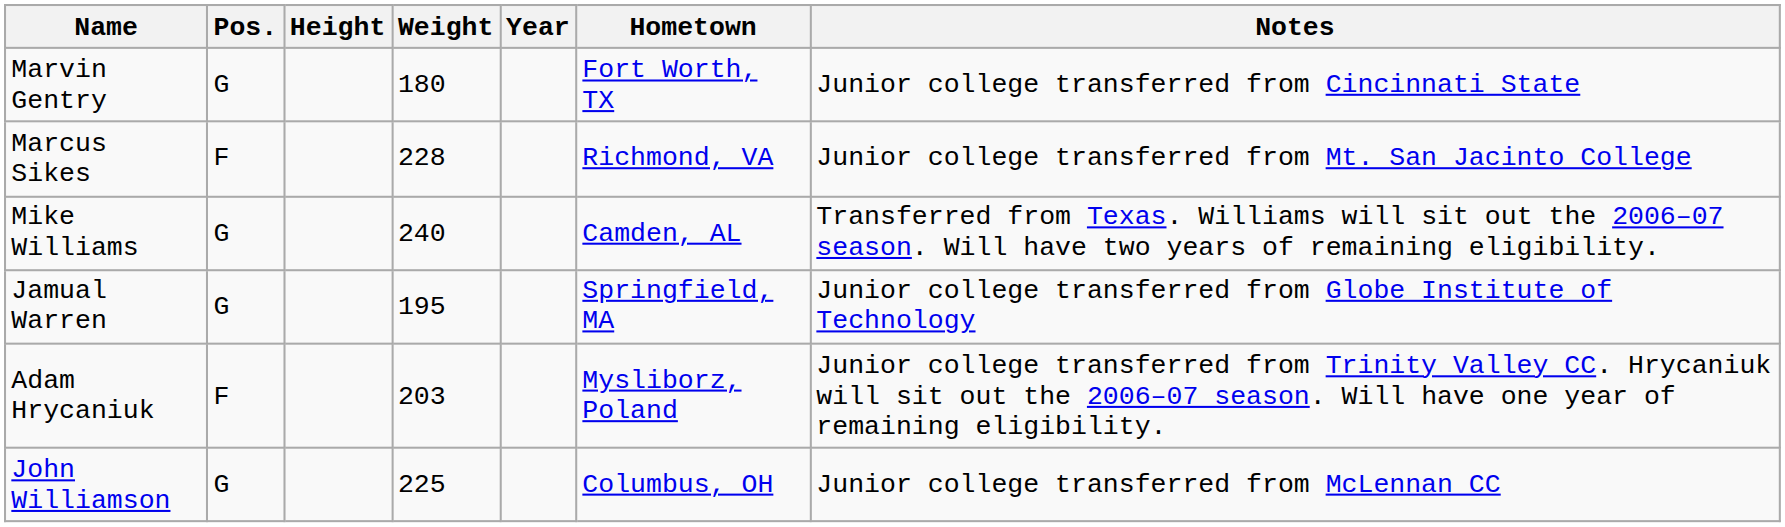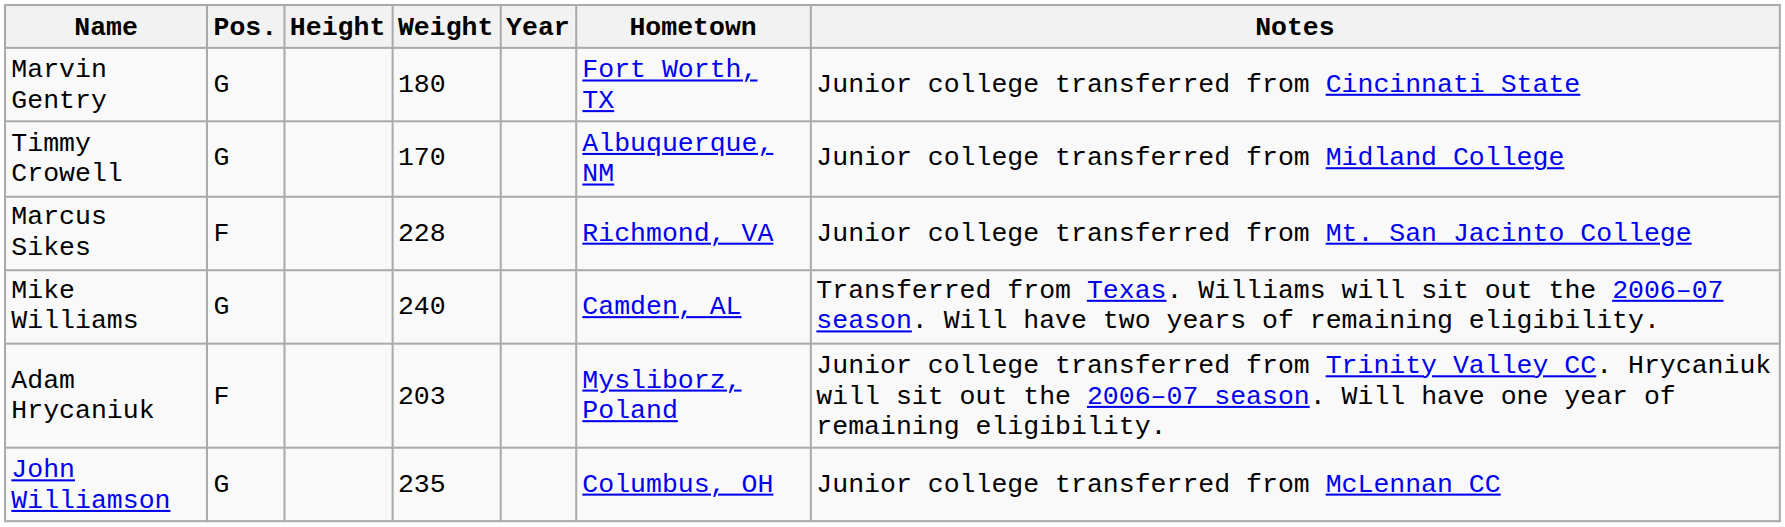+ row: (67, 159)
- row: (59, 307)
(422, 485) 225 -> (422, 485) 235
